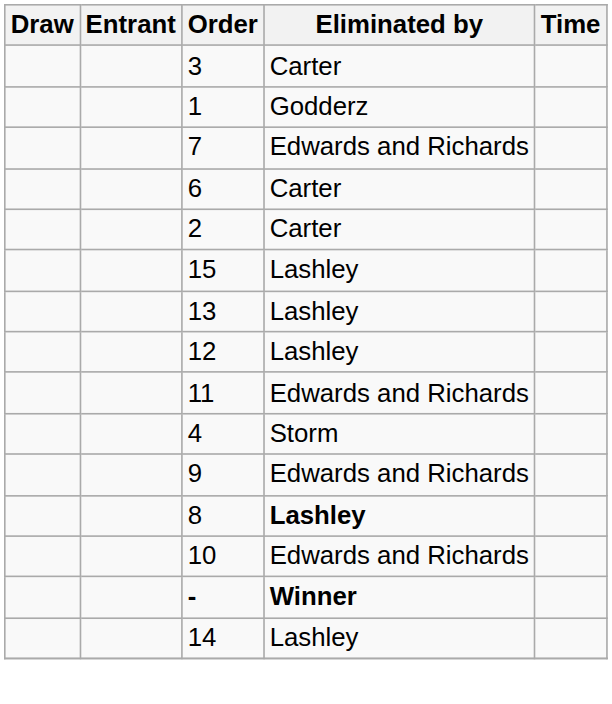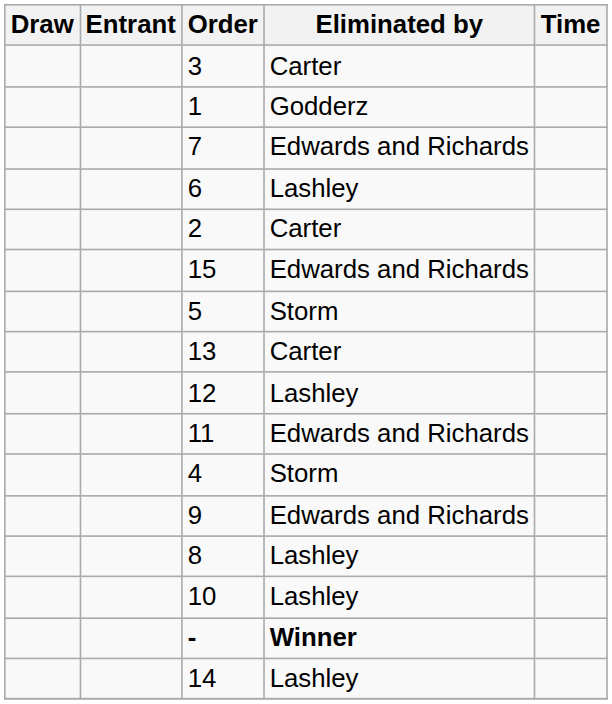(305, 188) Carter -> (314, 188) Lashley
(314, 270) Lashley -> (399, 270) Edwards and Richards
+ row: (195, 310)
(314, 310) Lashley -> (305, 351) Carter
(318, 515) bold -> (314, 556) normal
(399, 556) Edwards and Richards -> (314, 596) Lashley
